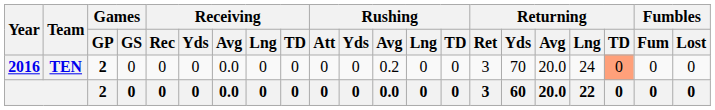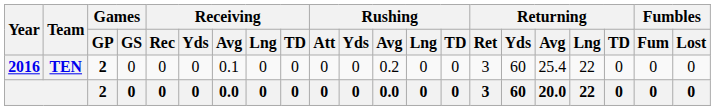(229, 67) 0.0 -> (229, 67) 0.1
(518, 67) 70 -> (518, 67) 60
(552, 67) 20.0 -> (552, 67) 25.4
(587, 67) 24 -> (587, 67) 22
(619, 67) lightsalmon background -> (619, 67) no background
